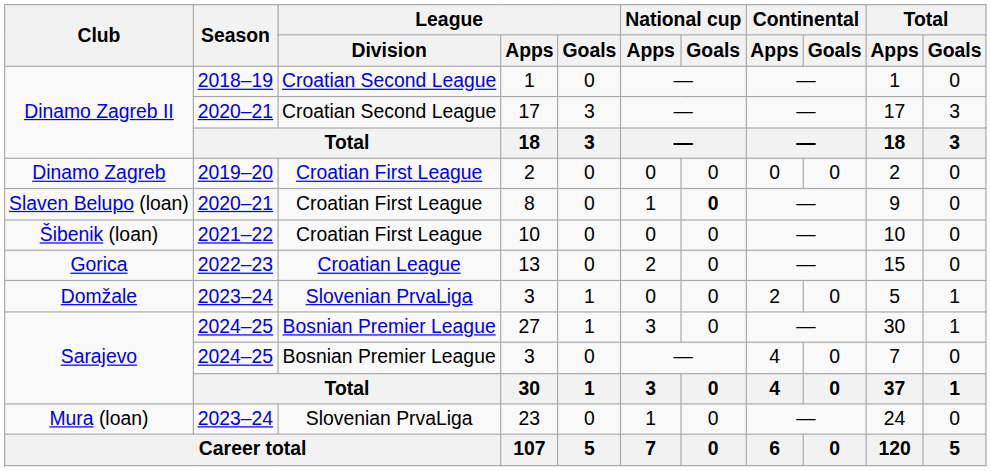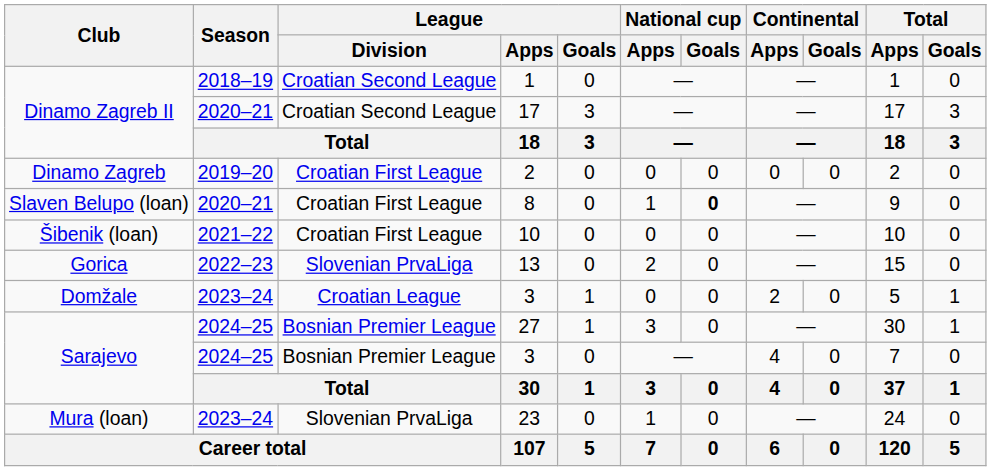(389, 265) Croatian League -> (389, 265) Slovenian PrvaLiga
(389, 296) Slovenian PrvaLiga -> (389, 296) Croatian League
